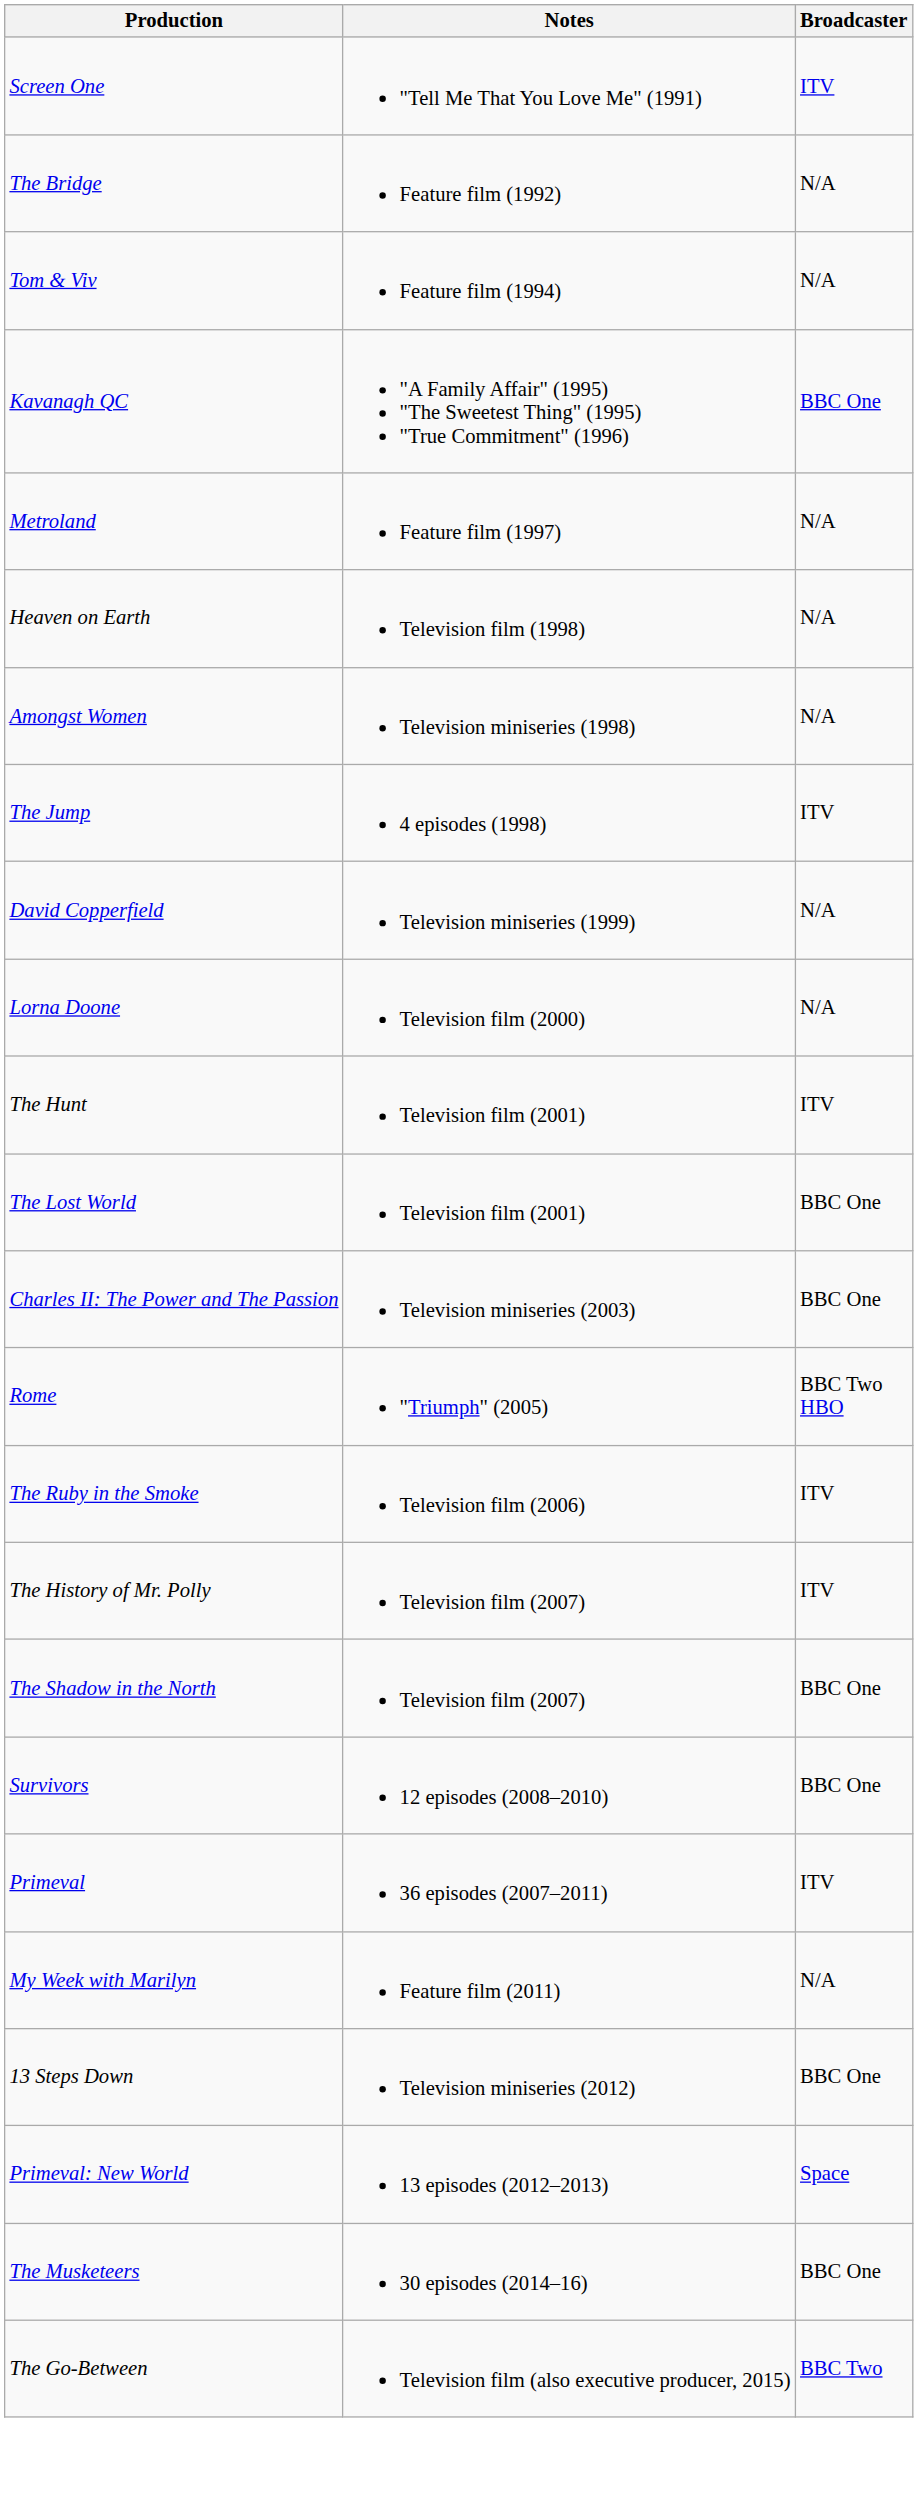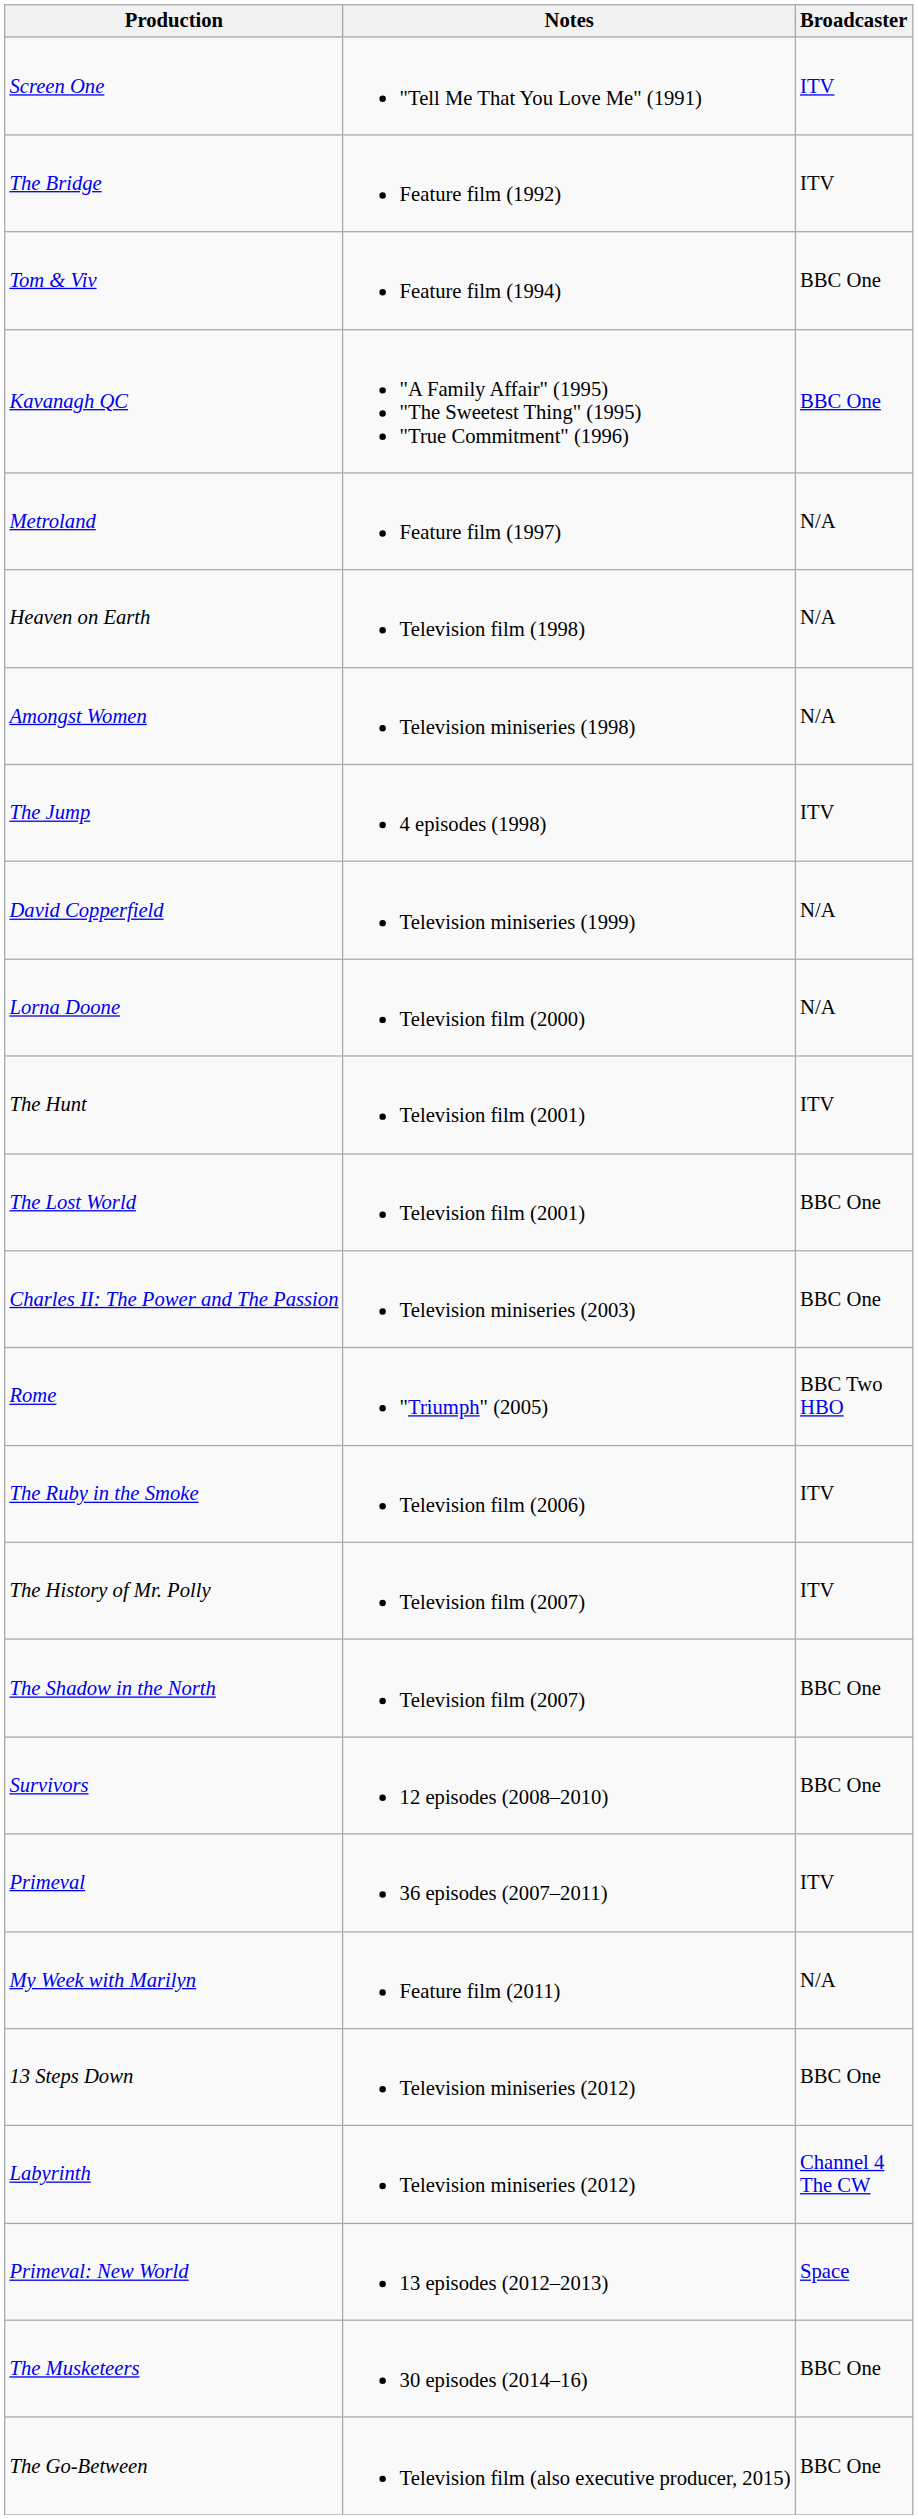(818, 183) N/A -> (817, 183) ITV
(818, 280) N/A -> (840, 280) BBC One
+ row: (50, 2174)
(841, 2368) BBC Two -> (840, 2465) BBC One
